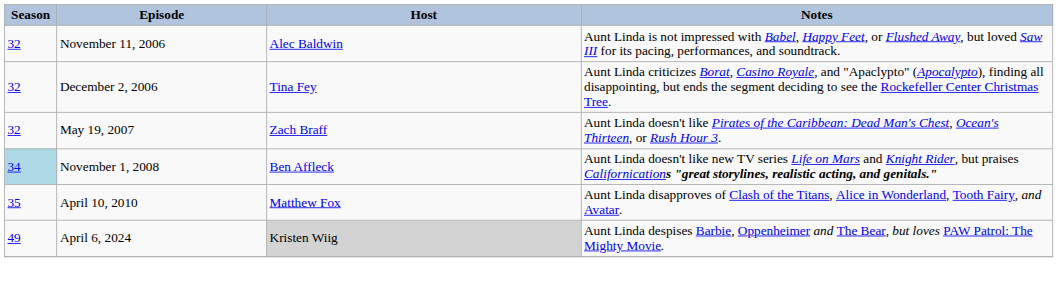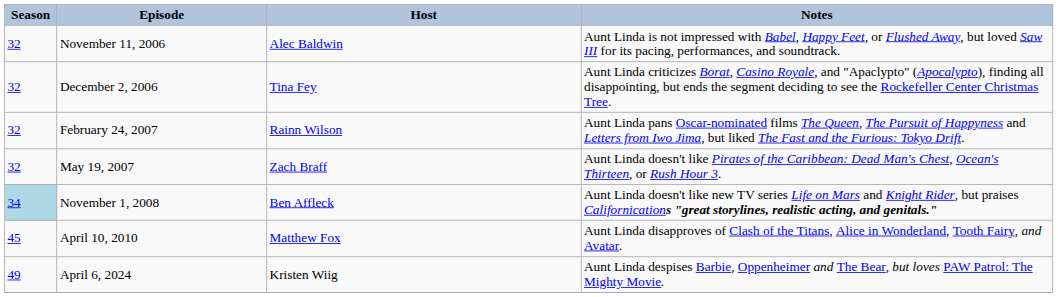+ row: (109, 130)
(14, 202) 35 -> (14, 238) 45
(304, 238) lightgrey background -> (304, 274) no background
